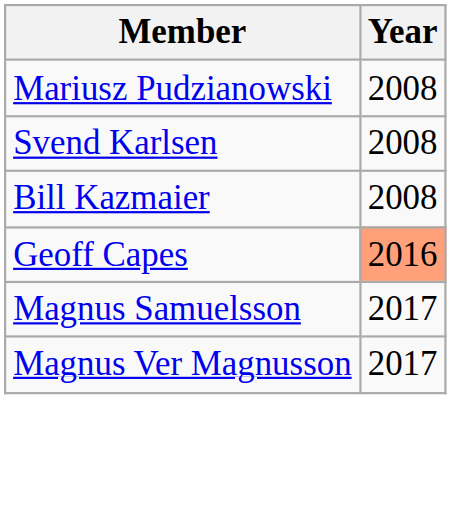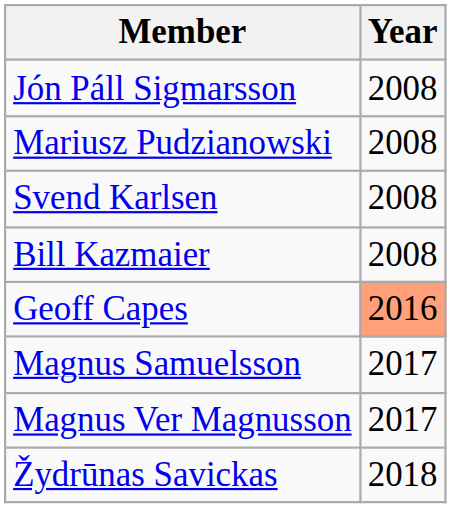+ row: (155, 87)
+ row: (145, 474)
